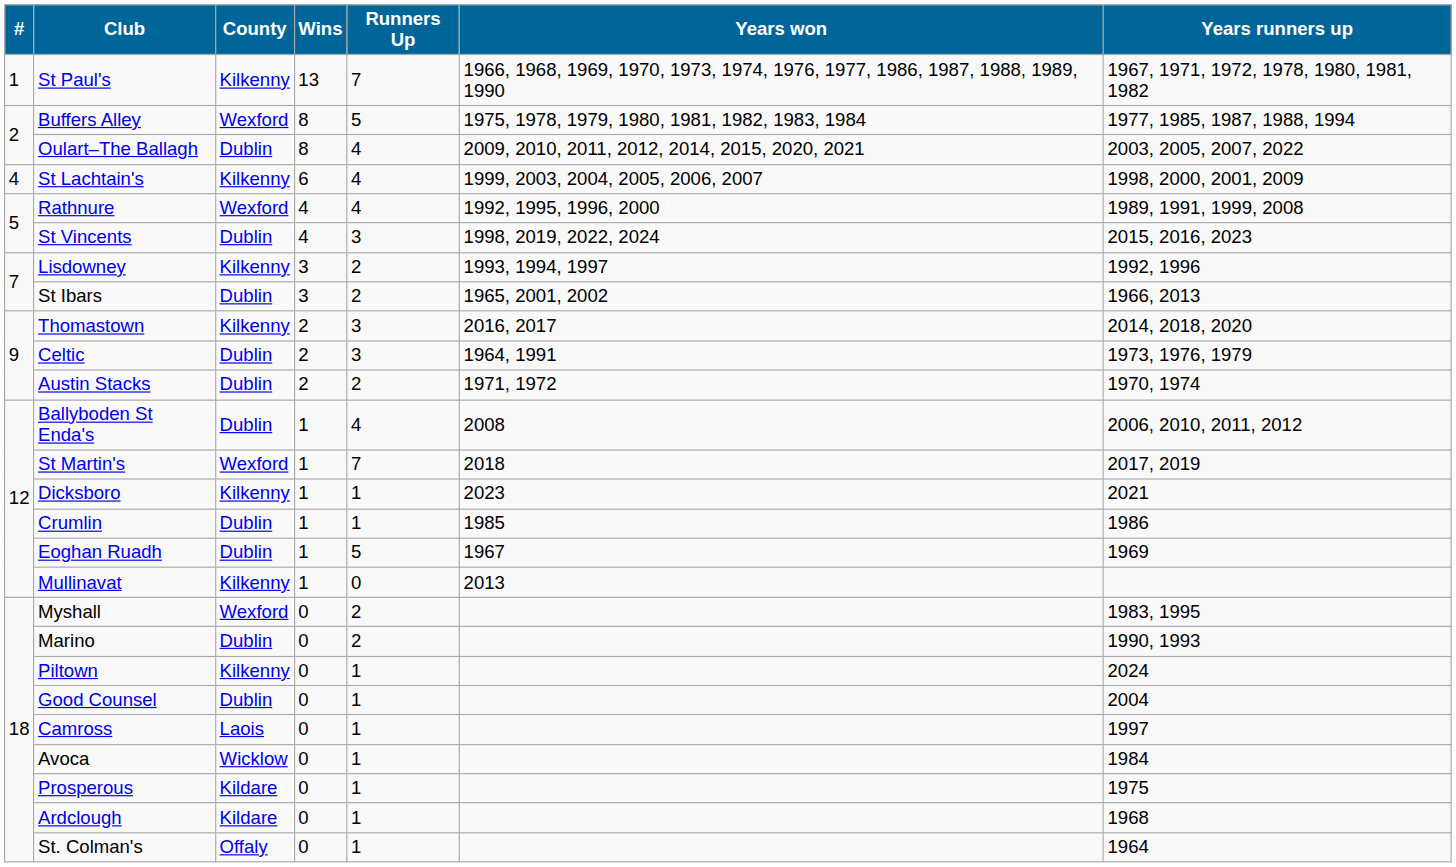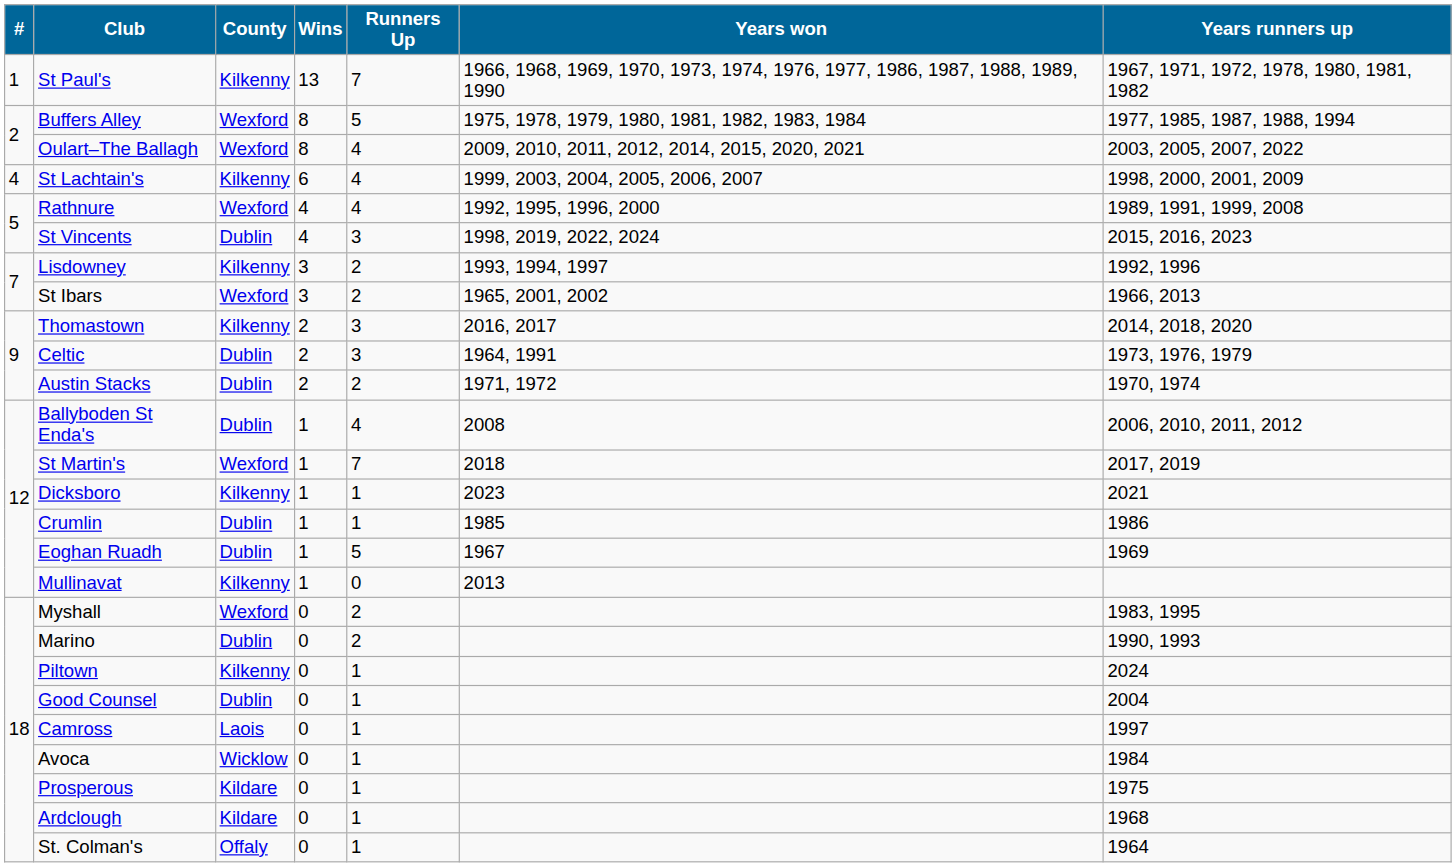(246, 149) Dublin -> (254, 149) Wexford
(246, 296) Dublin -> (254, 296) Wexford
